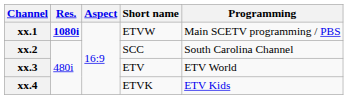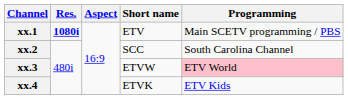(139, 31) ETVW -> (133, 31) ETV
(133, 67) ETV -> (139, 67) ETVW
(210, 67) no background -> (210, 67) pink background
